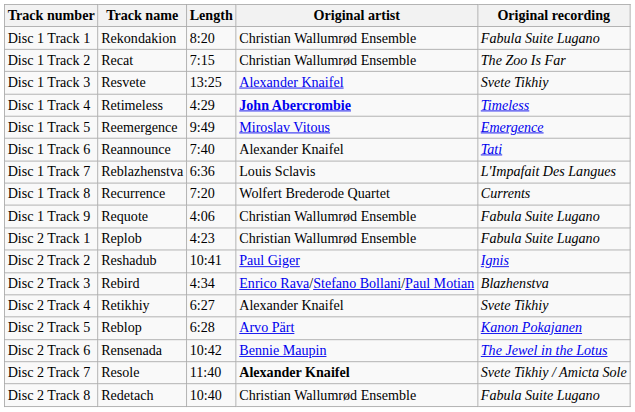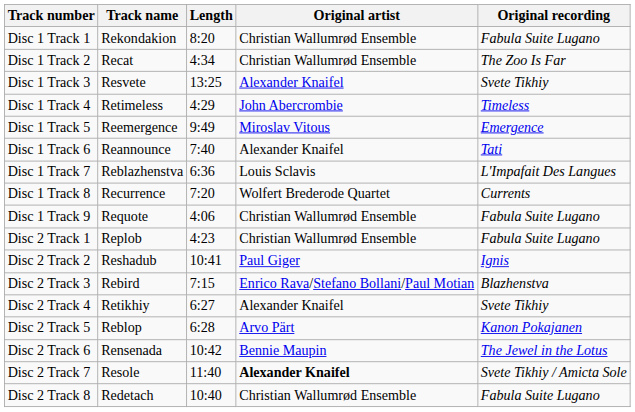(202, 60) 7:15 -> (202, 60) 4:34
(295, 104) bold -> (291, 104) normal
(202, 283) 4:34 -> (202, 283) 7:15
